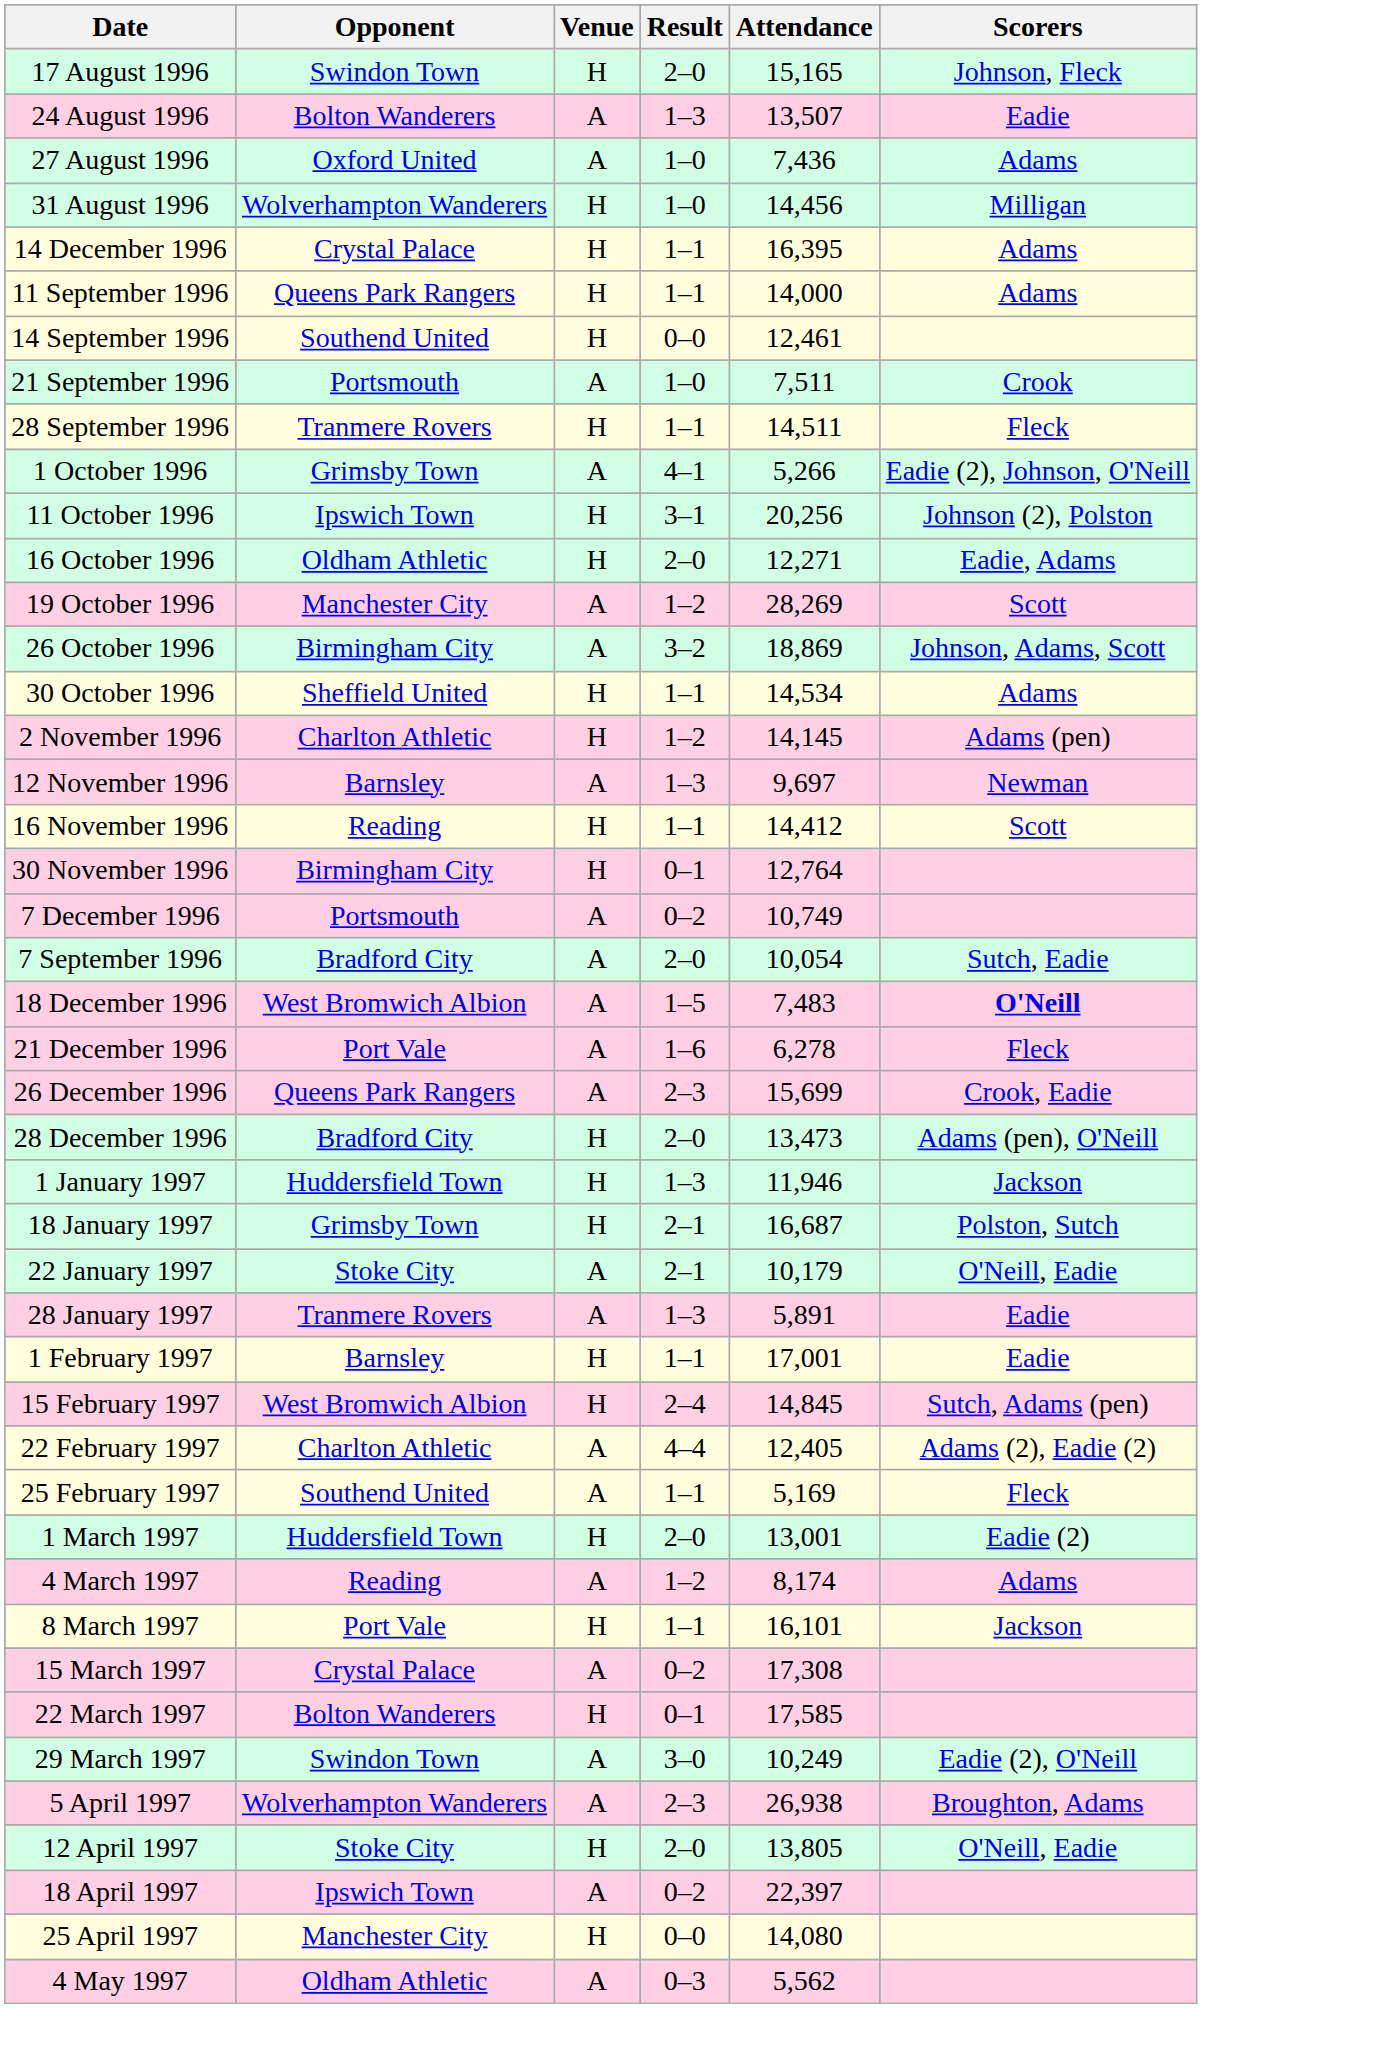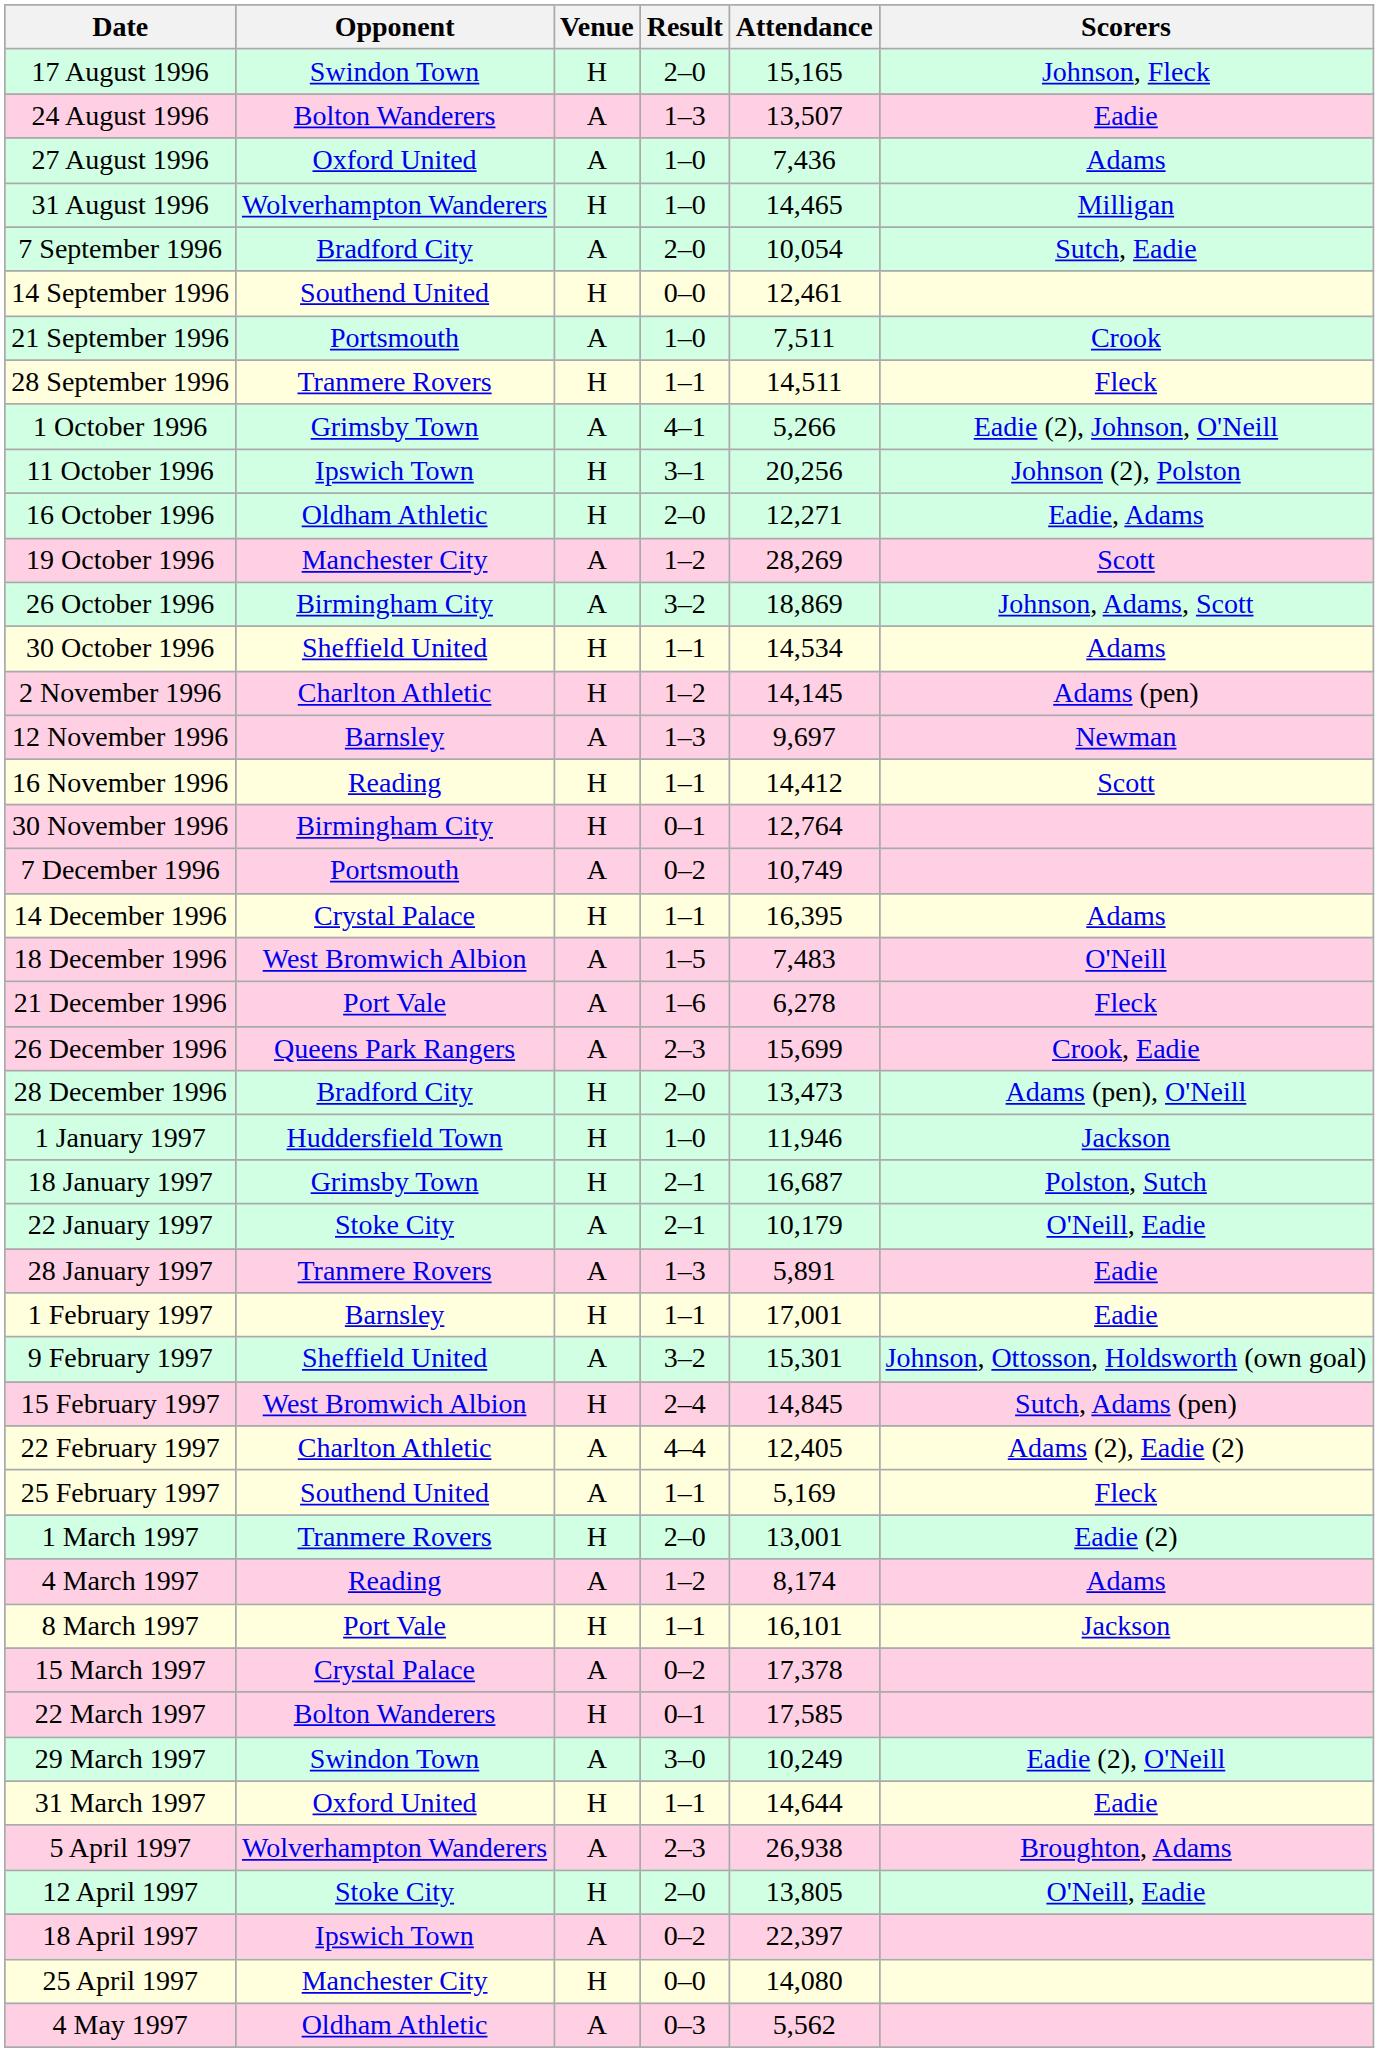(804, 204) 14,456 -> (804, 204) 14,465
rows swapped: (120, 959) <-> (120, 248)
- row: (120, 293)
(1038, 1003) bold -> (1126, 959) normal
(685, 1181) 1–3 -> (685, 1136) 1–0
+ row: (120, 1358)
(395, 1536) Huddersfield Town -> (395, 1536) Tranmere Rovers
(804, 1669) 17,308 -> (804, 1669) 17,378
+ row: (120, 1802)
